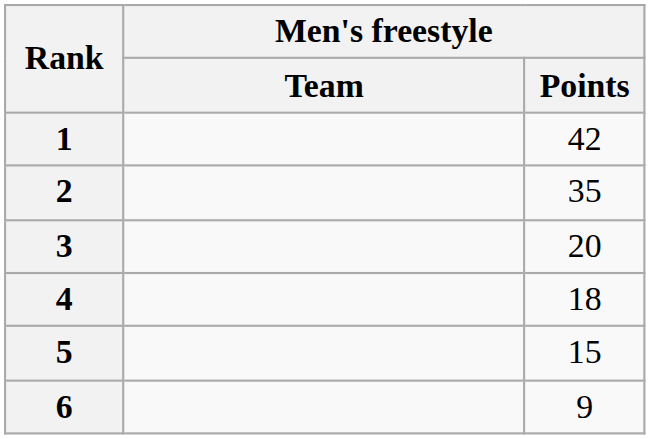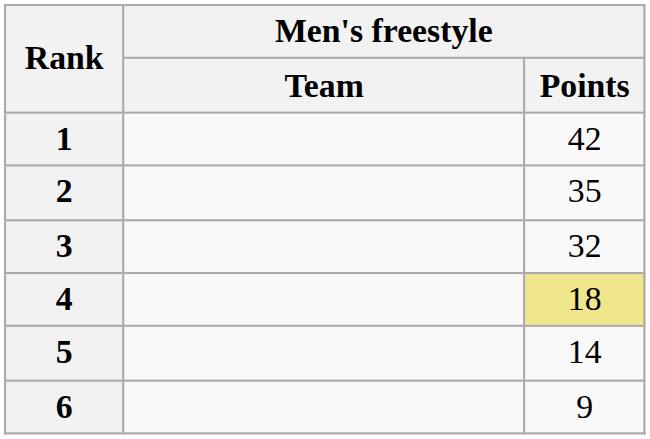(585, 245) 20 -> (585, 245) 32
(585, 298) no background -> (585, 298) khaki background
(585, 352) 15 -> (585, 352) 14
